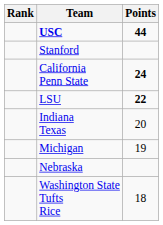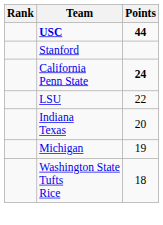(141, 99) bold -> (141, 99) normal
- row: (61, 167)
